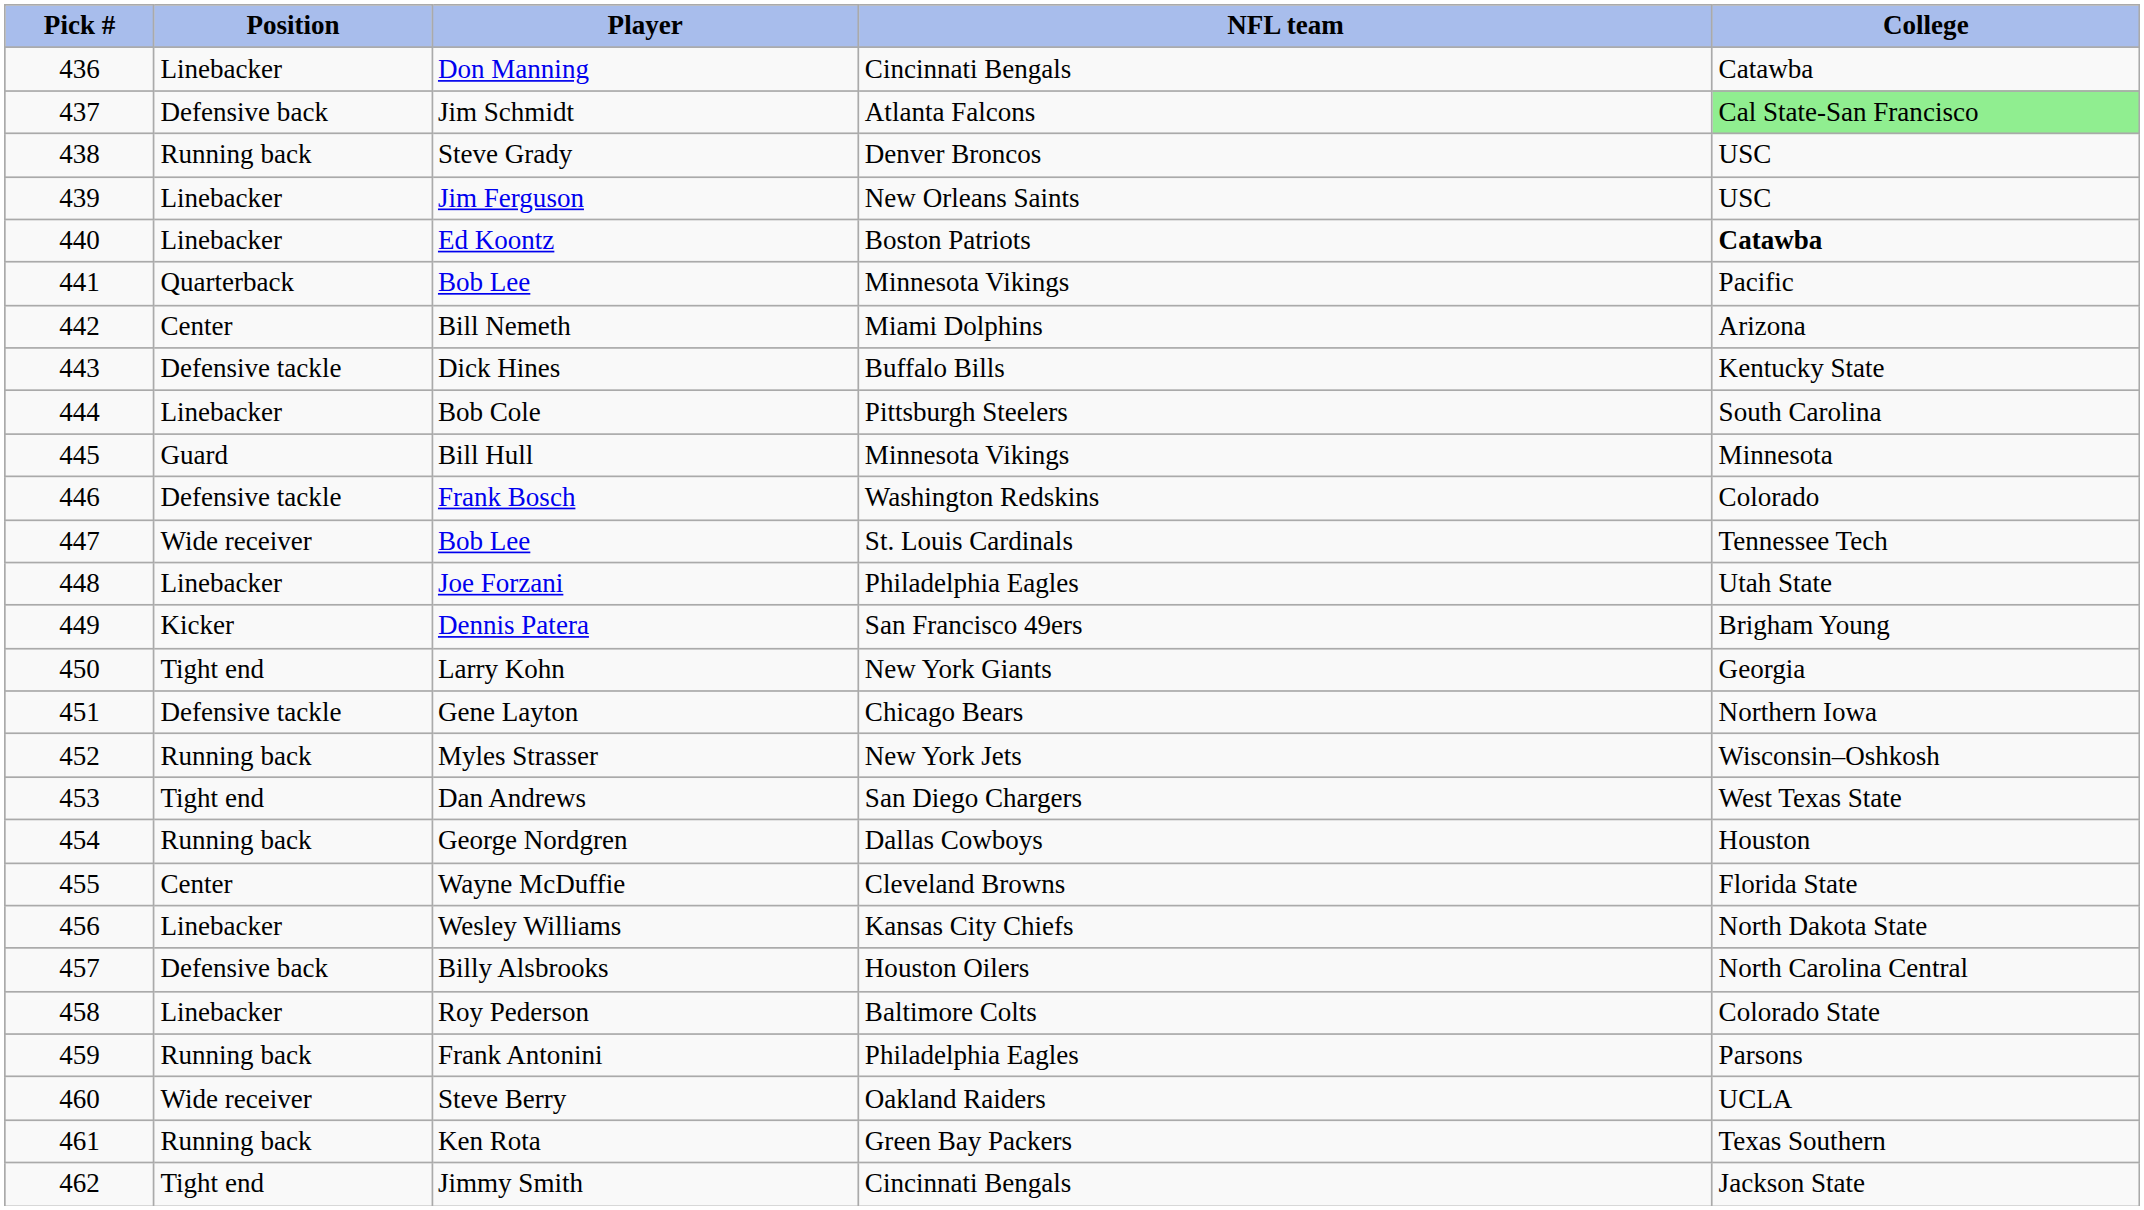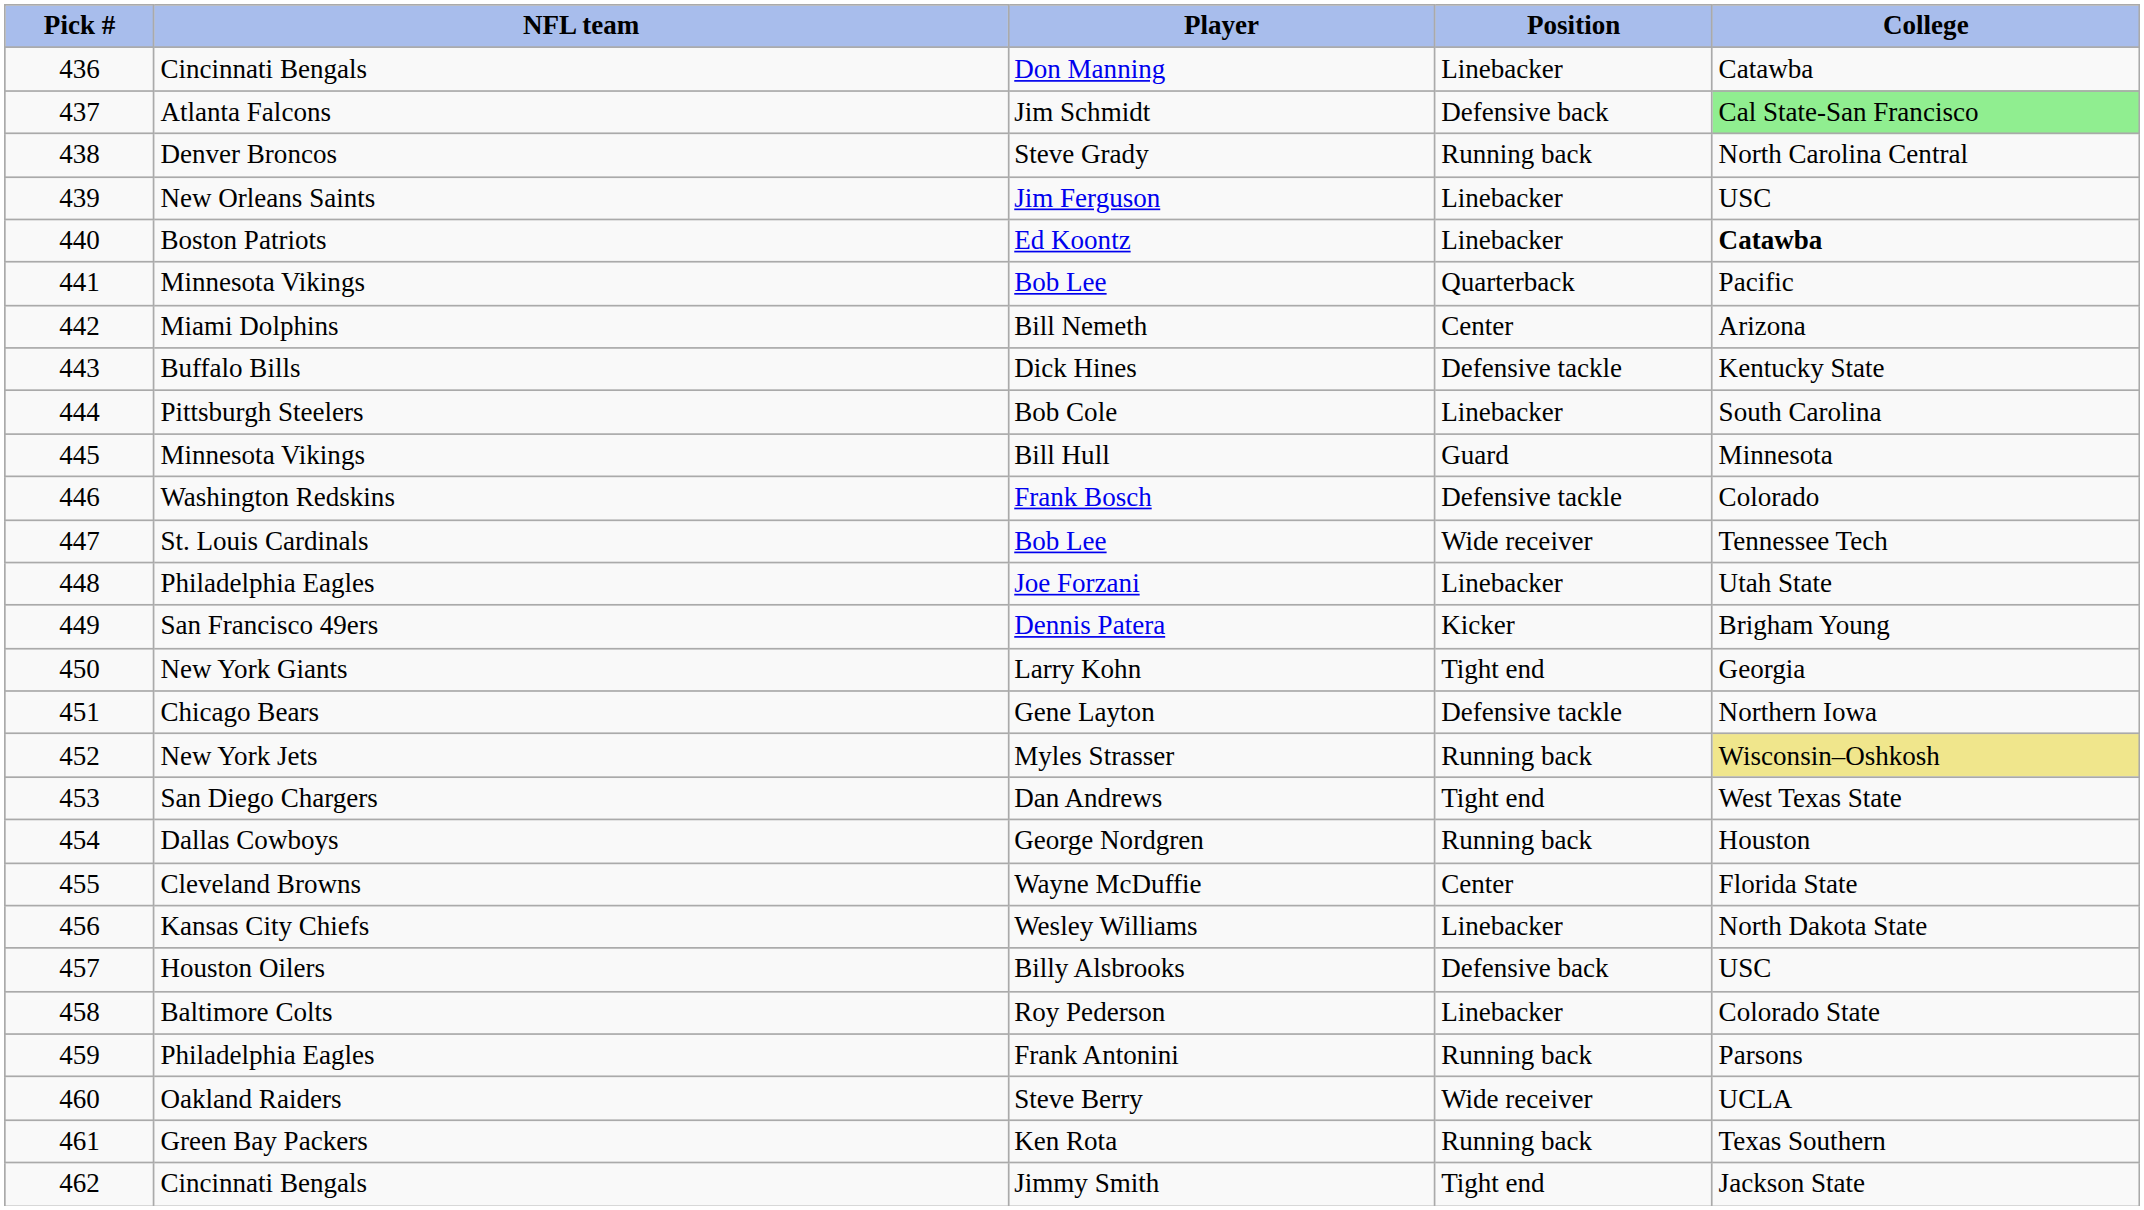columns swapped: (1285, 25) <-> (293, 25)
(1745, 154) USC -> (1843, 154) North Carolina Central
(1829, 754) no background -> (1829, 754) khaki background
(1843, 969) North Carolina Central -> (1745, 969) USC
